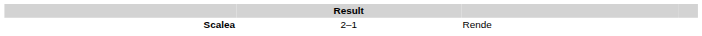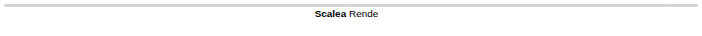- column: (349, 11)
